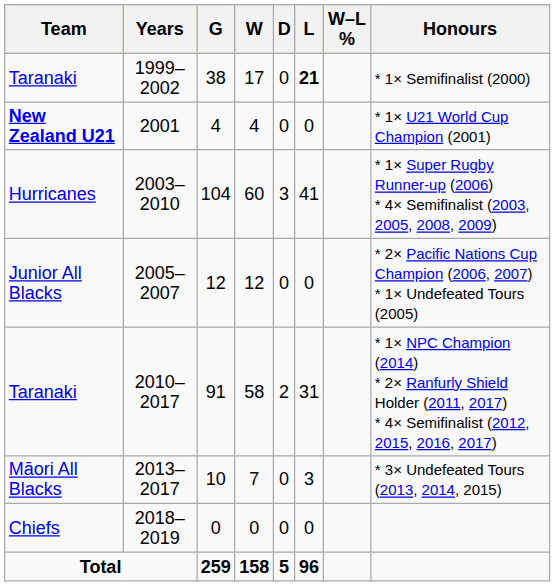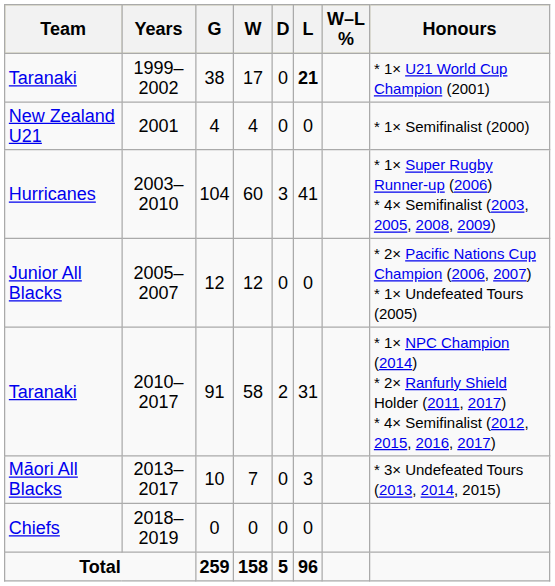(453, 79) * 1× Semifinalist (2000) -> (441, 79) * 1× U21 World Cup Champion (2001)
(62, 126) bold -> (62, 126) normal
(442, 127) * 1× U21 World Cup Champion (2001) -> (452, 127) * 1× Semifinalist (2000)
